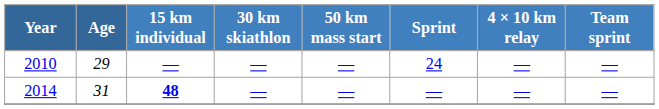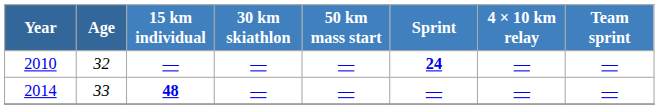(101, 64) 29 -> (101, 64) 32
(434, 64) normal -> (434, 64) bold
(101, 90) 31 -> (101, 90) 33
